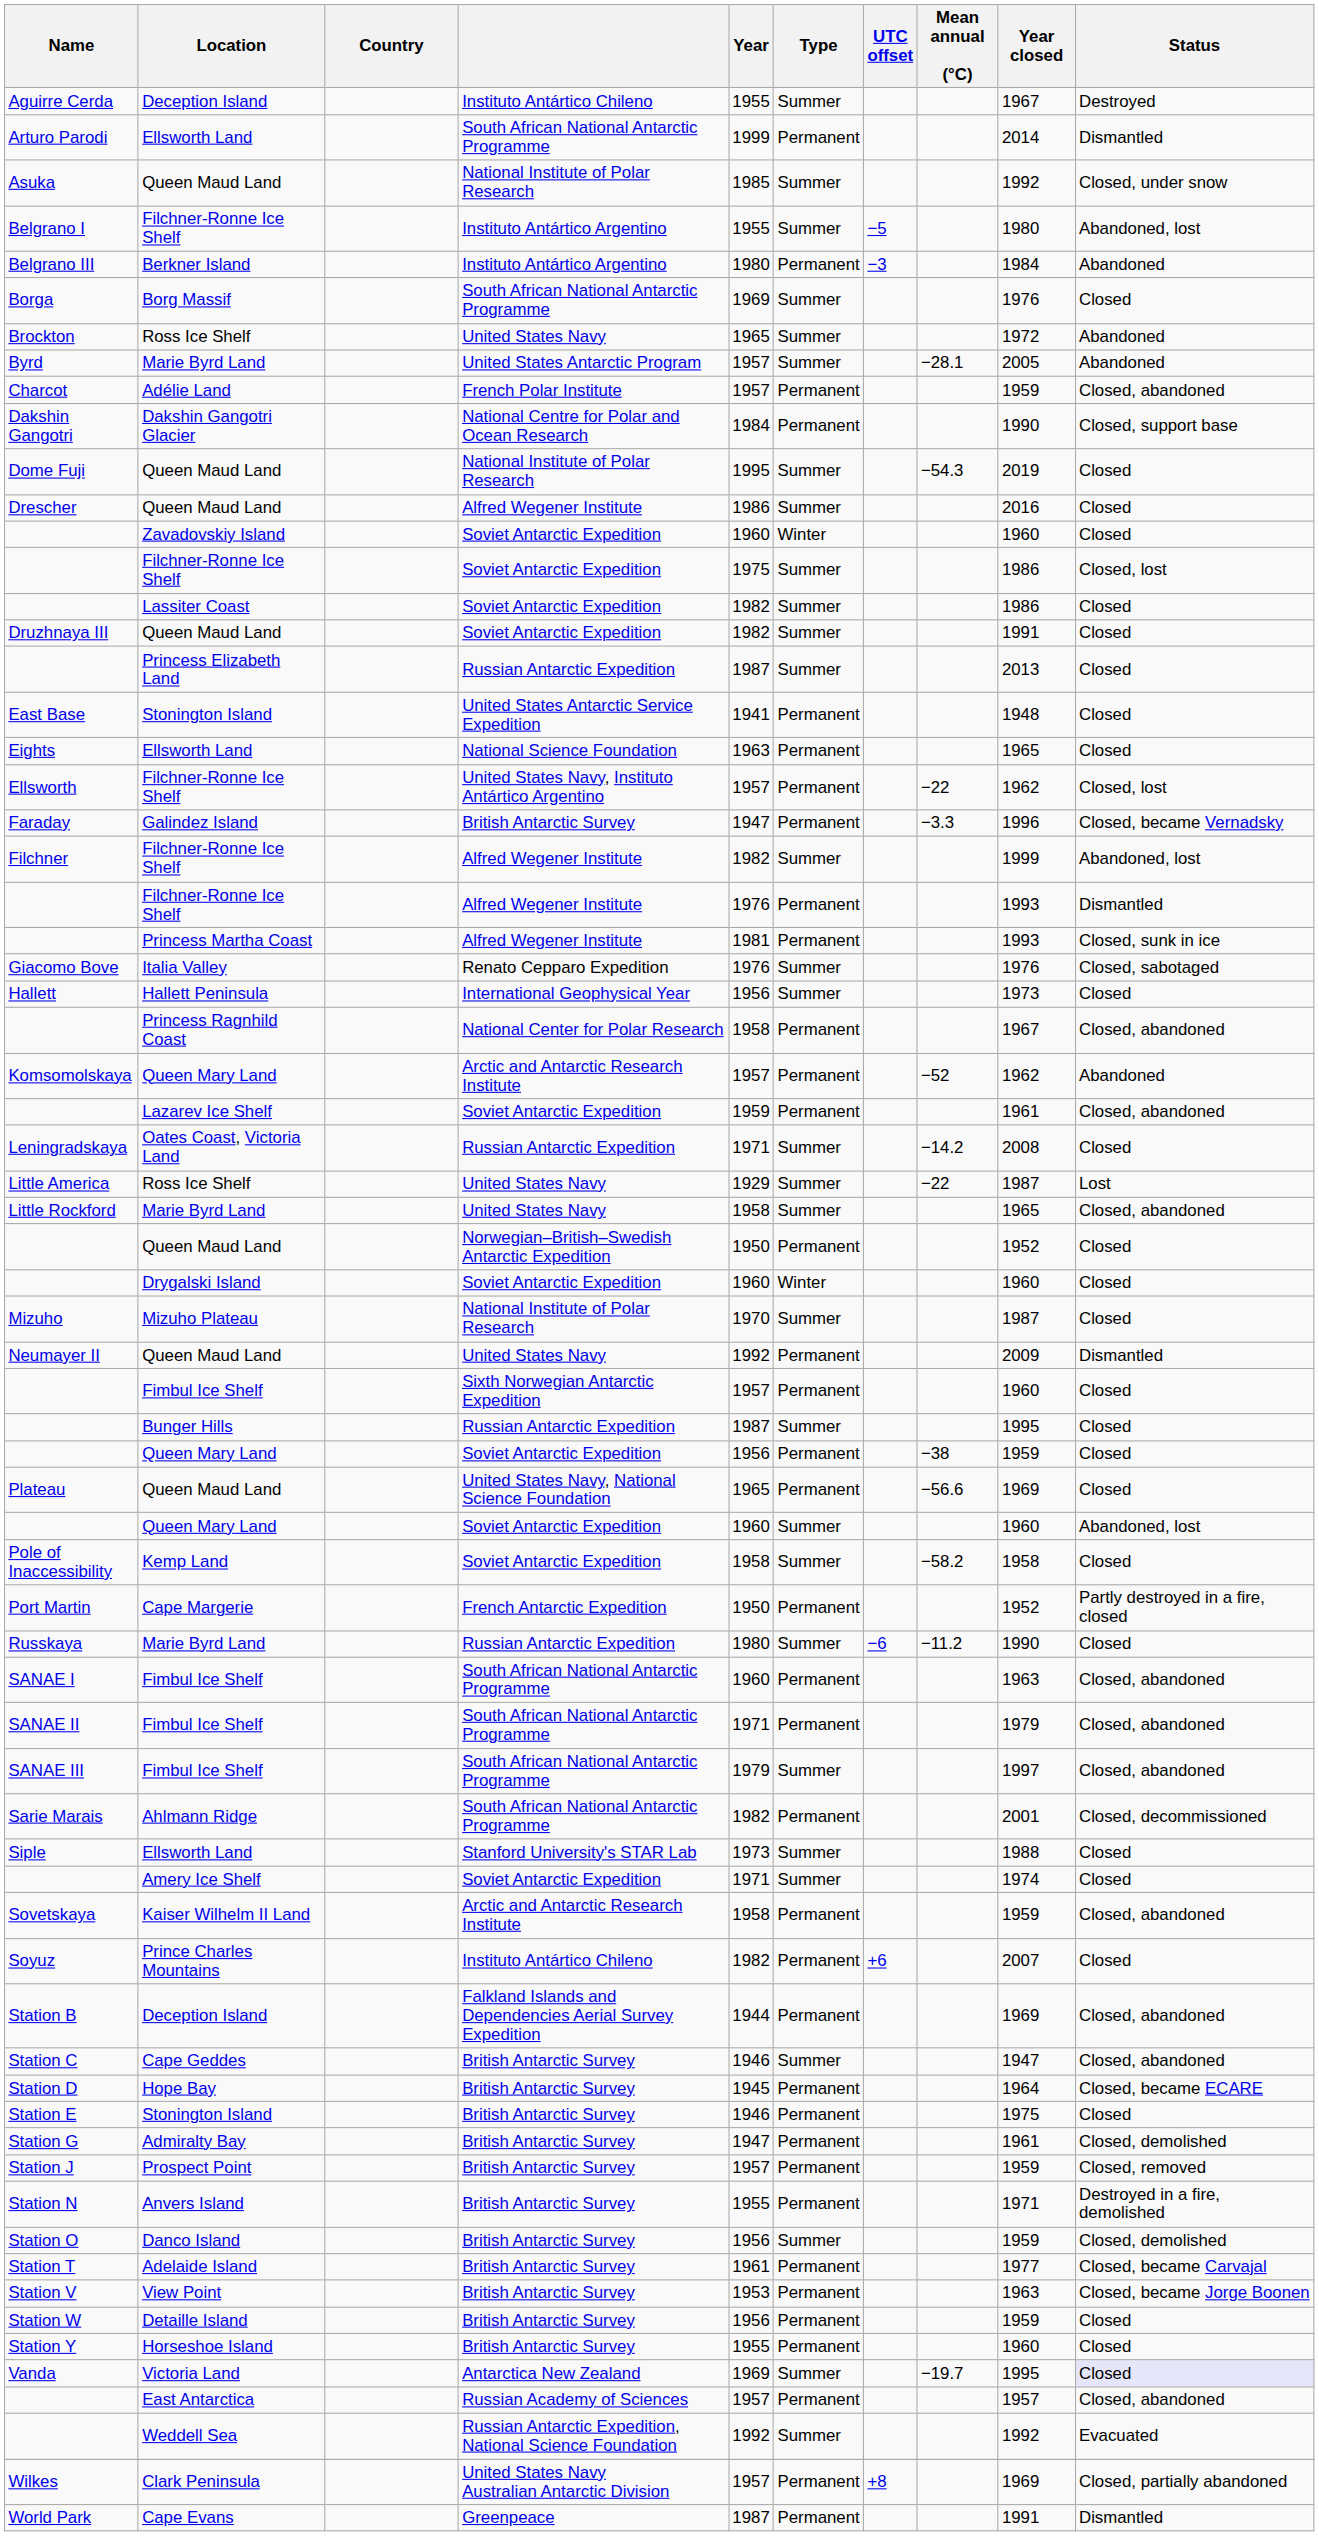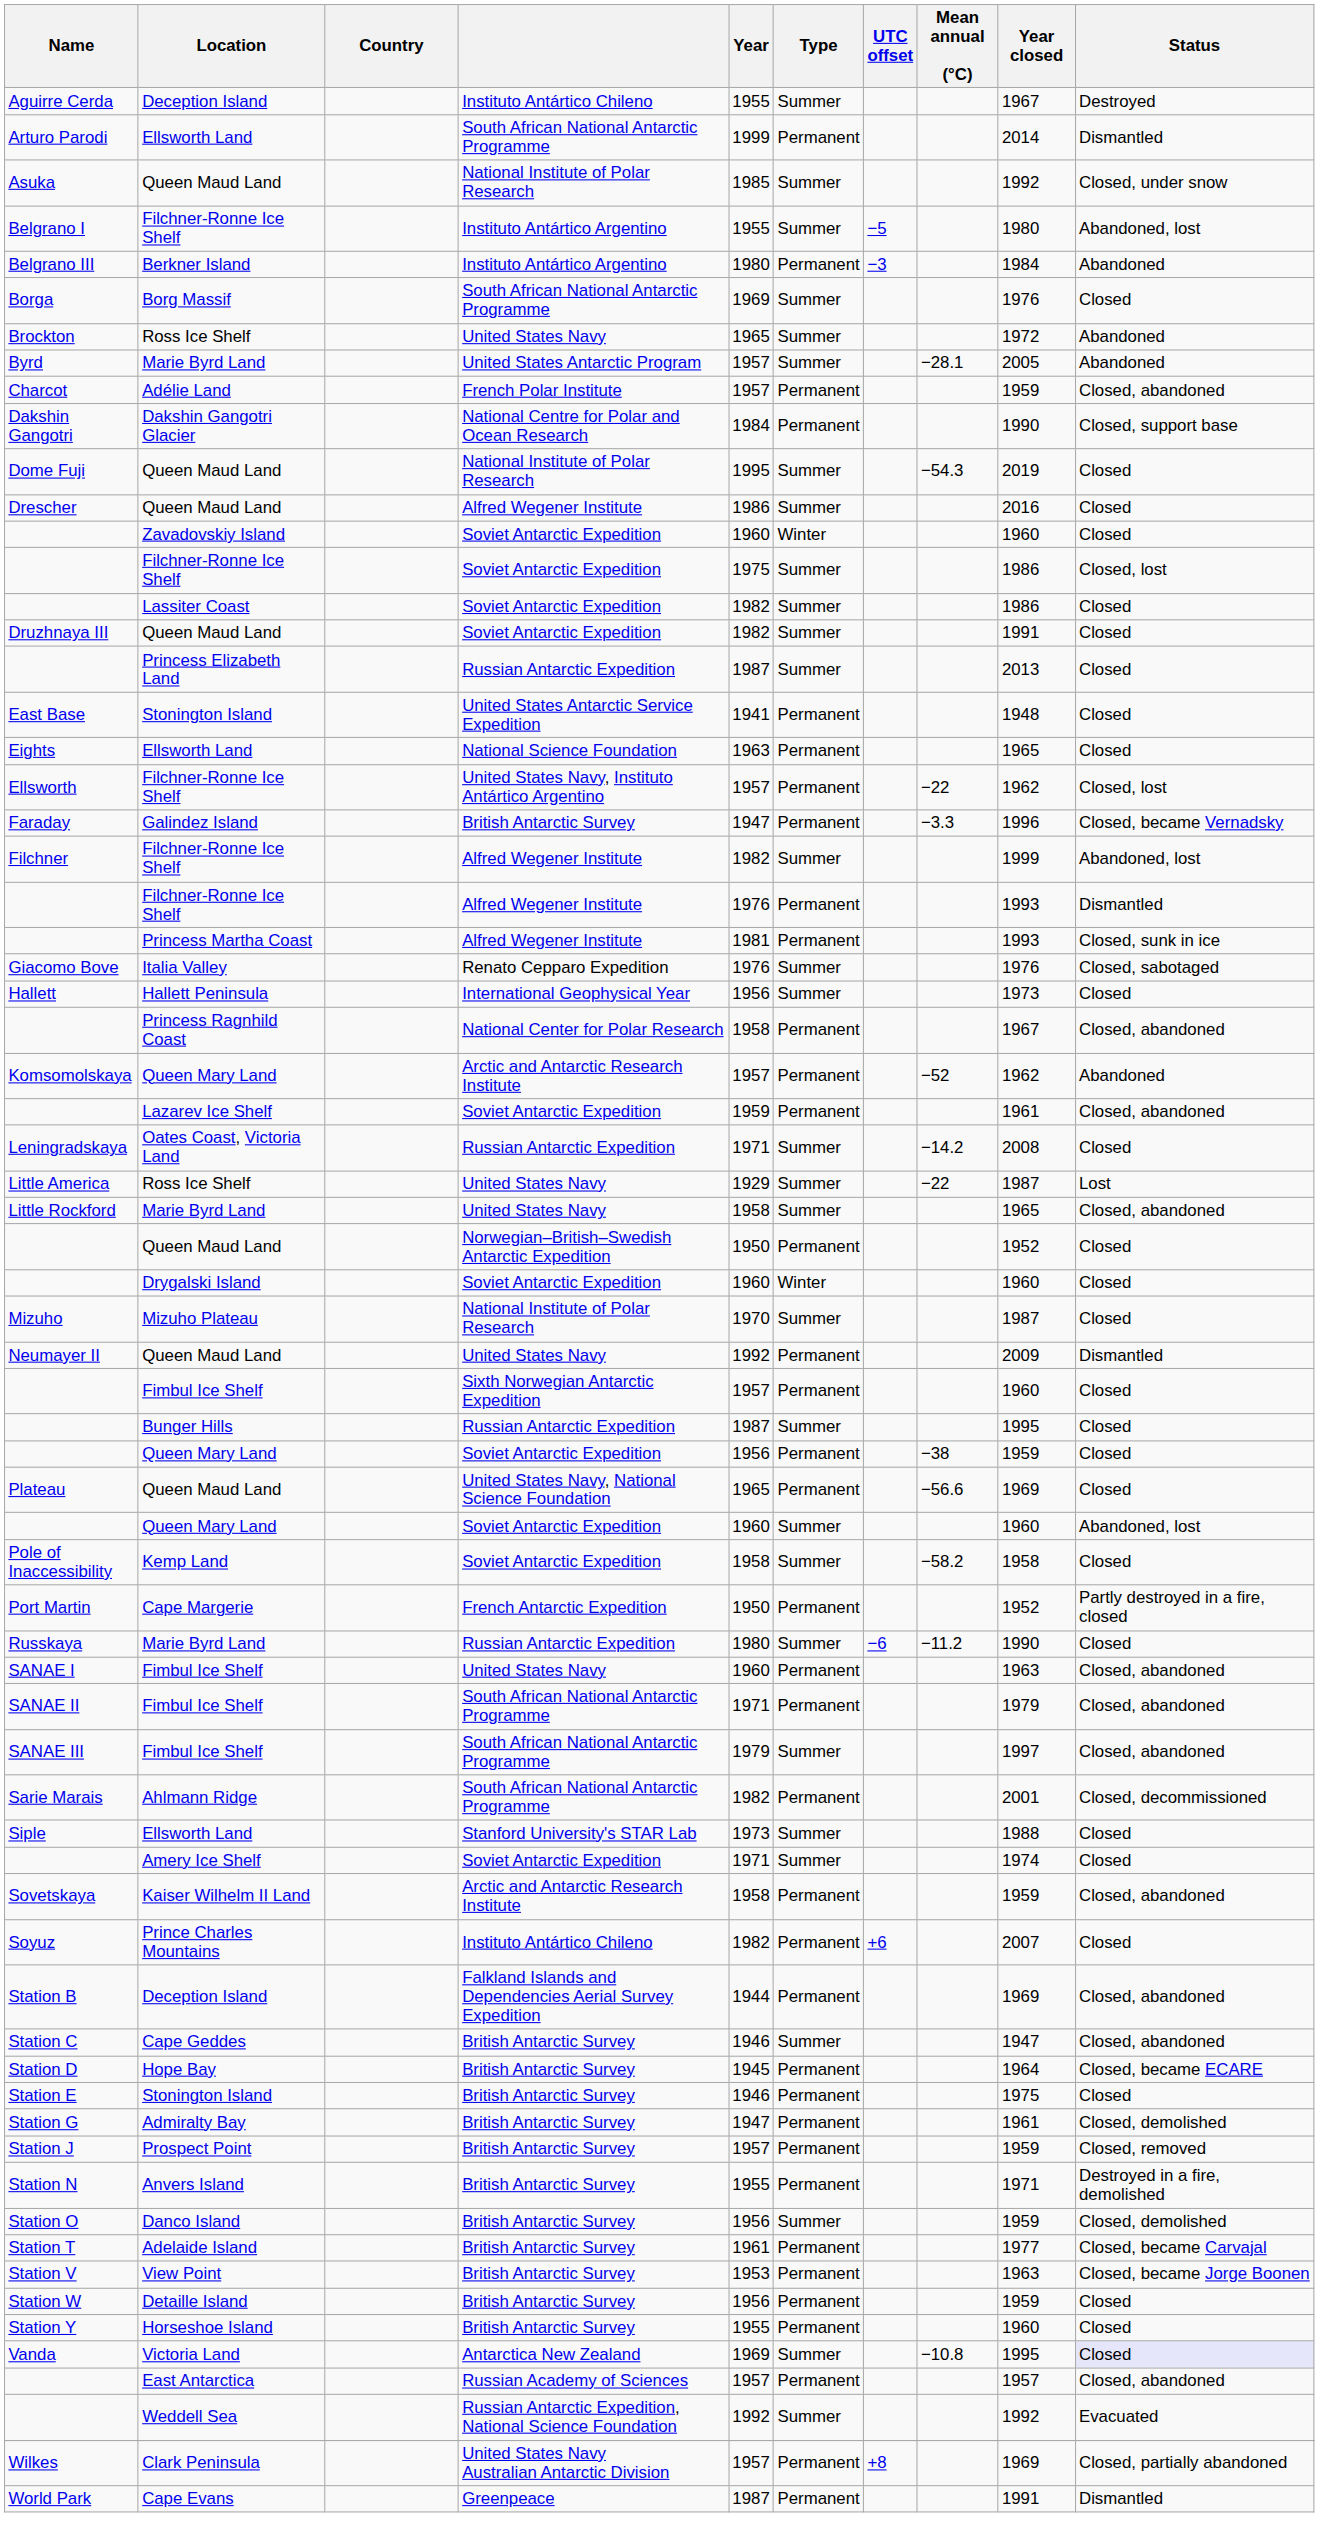(580, 1679) South African National Antarctic Programme -> (534, 1670) United States Navy
(942, 2373) −19.7 -> (942, 2354) −10.8
